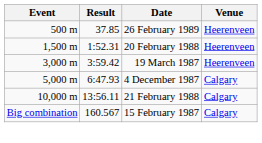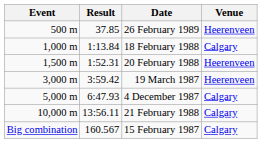+ row: (162, 46)
